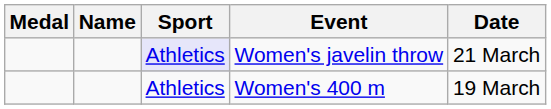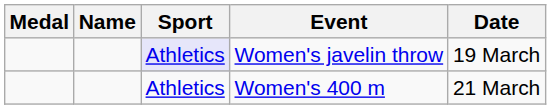(497, 55) 21 March -> (497, 55) 19 March
(497, 88) 19 March -> (497, 88) 21 March
